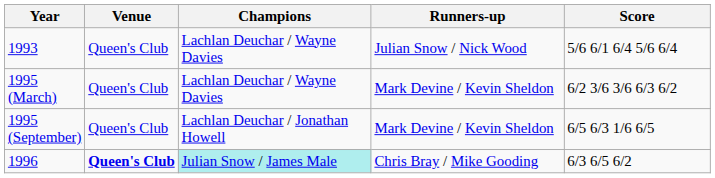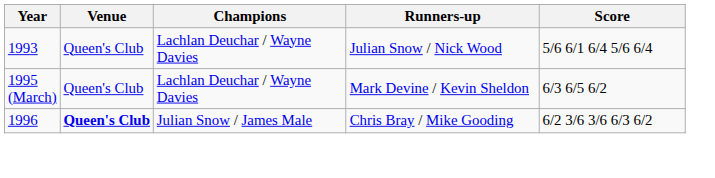(622, 88) 6/2 3/6 3/6 6/3 6/2 -> (575, 88) 6/3 6/5 6/2
- row: (45, 128)
(259, 160) paleturquoise background -> (234, 120) no background
(600, 160) 6/3 6/5 6/2 -> (597, 120) 6/2 3/6 3/6 6/3 6/2
